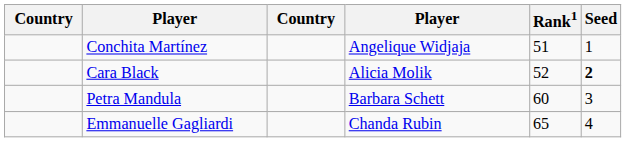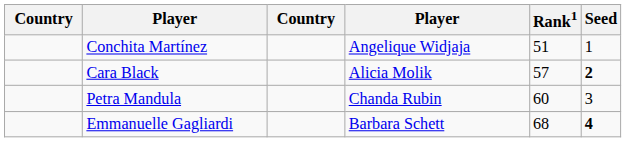(541, 72) 52 -> (541, 72) 57
(397, 98) Barbara Schett -> (395, 98) Chanda Rubin
(395, 124) Chanda Rubin -> (397, 124) Barbara Schett
(541, 124) 65 -> (541, 124) 68
(589, 124) normal -> (589, 124) bold
